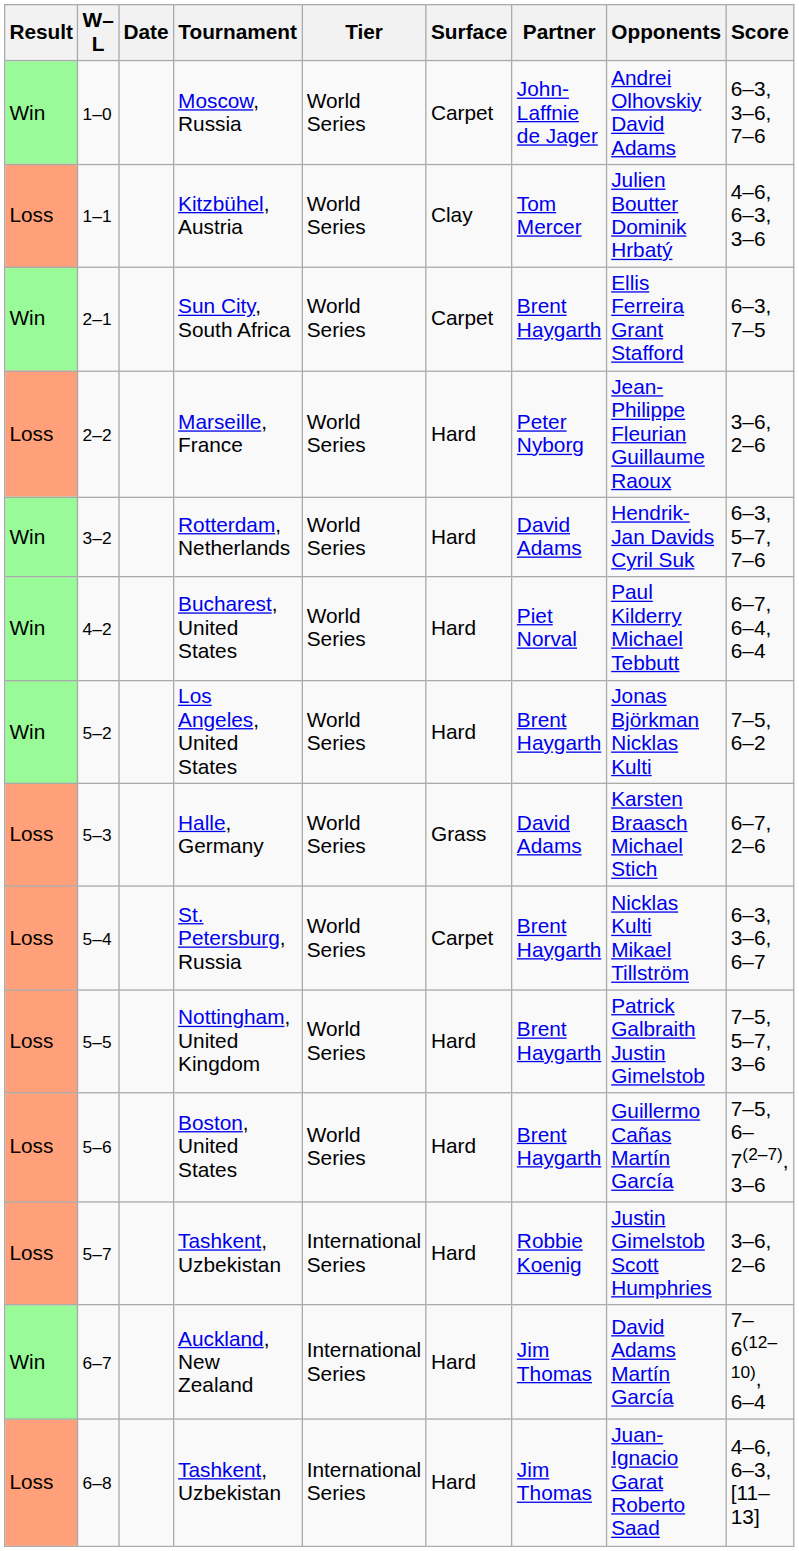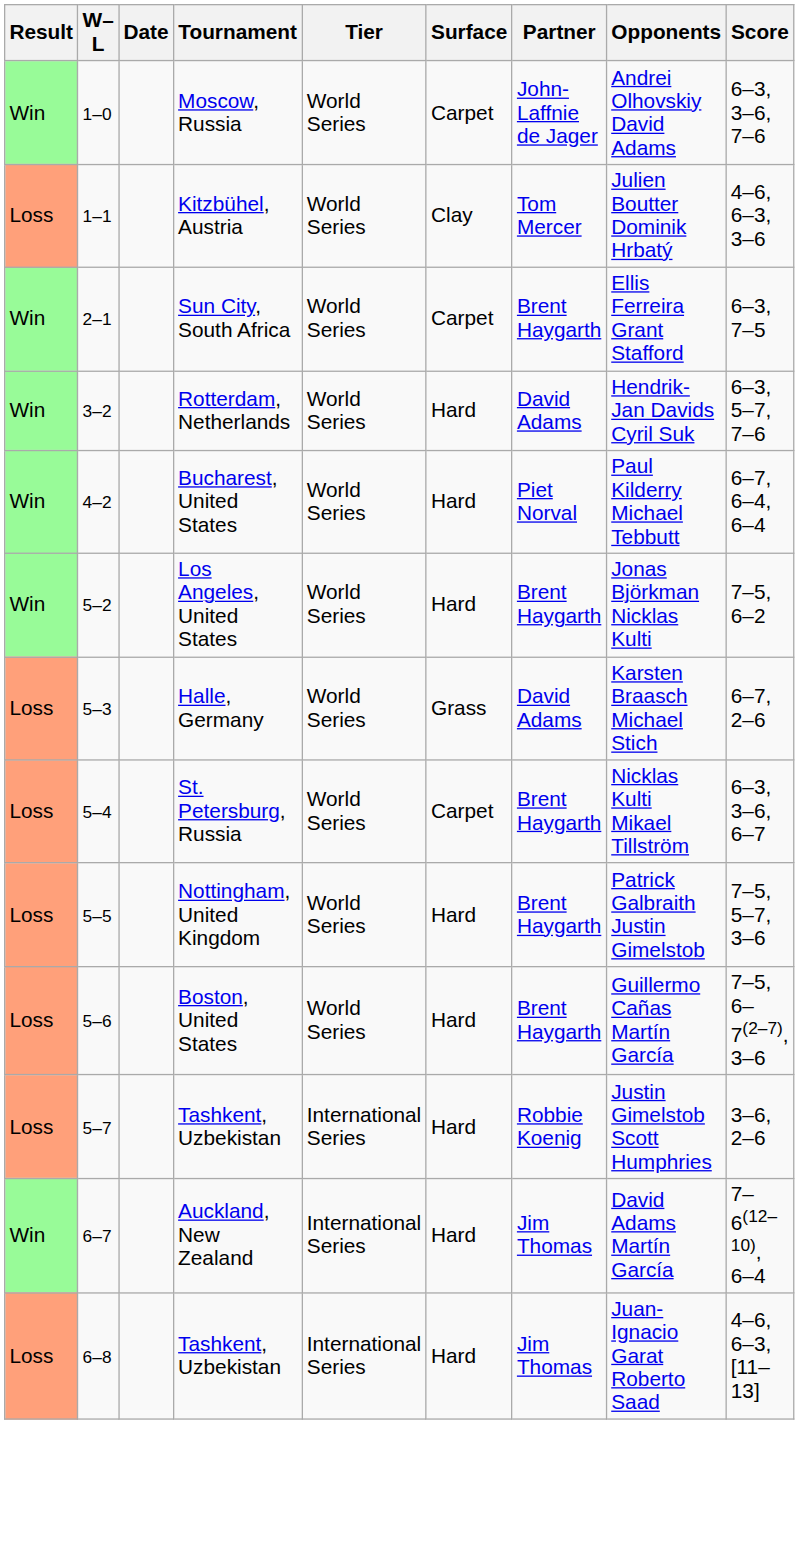- row: (97, 435)
